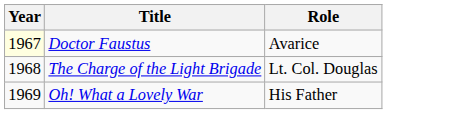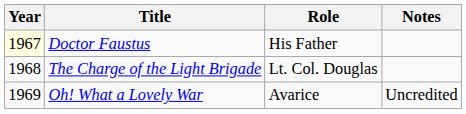+ column: (421, 17)
(294, 43) Avarice -> (303, 43) His Father
(303, 95) His Father -> (294, 95) Avarice
